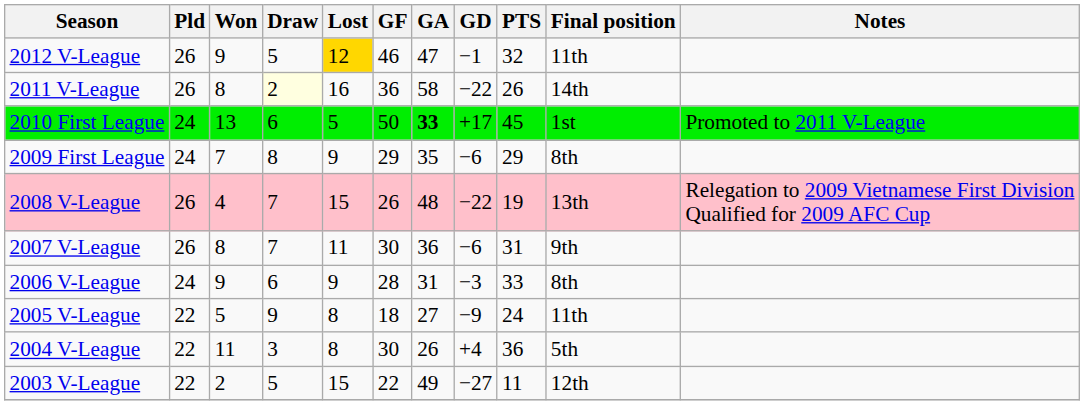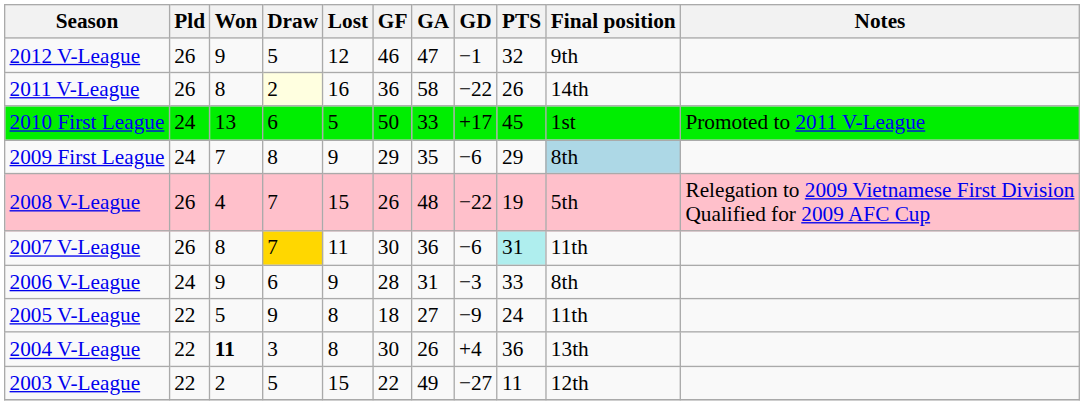(338, 55) gold background -> (338, 55) no background
(569, 55) 11th -> (564, 55) 9th
(428, 122) bold -> (428, 122) normal
(564, 156) no background -> (564, 156) lightblue background
(570, 202) 13th -> (564, 202) 5th
(272, 247) no background -> (272, 247) gold background
(513, 247) no background -> (513, 247) paleturquoise background
(564, 247) 9th -> (569, 247) 11th
(225, 349) normal -> (225, 349) bold
(564, 349) 5th -> (570, 349) 13th
